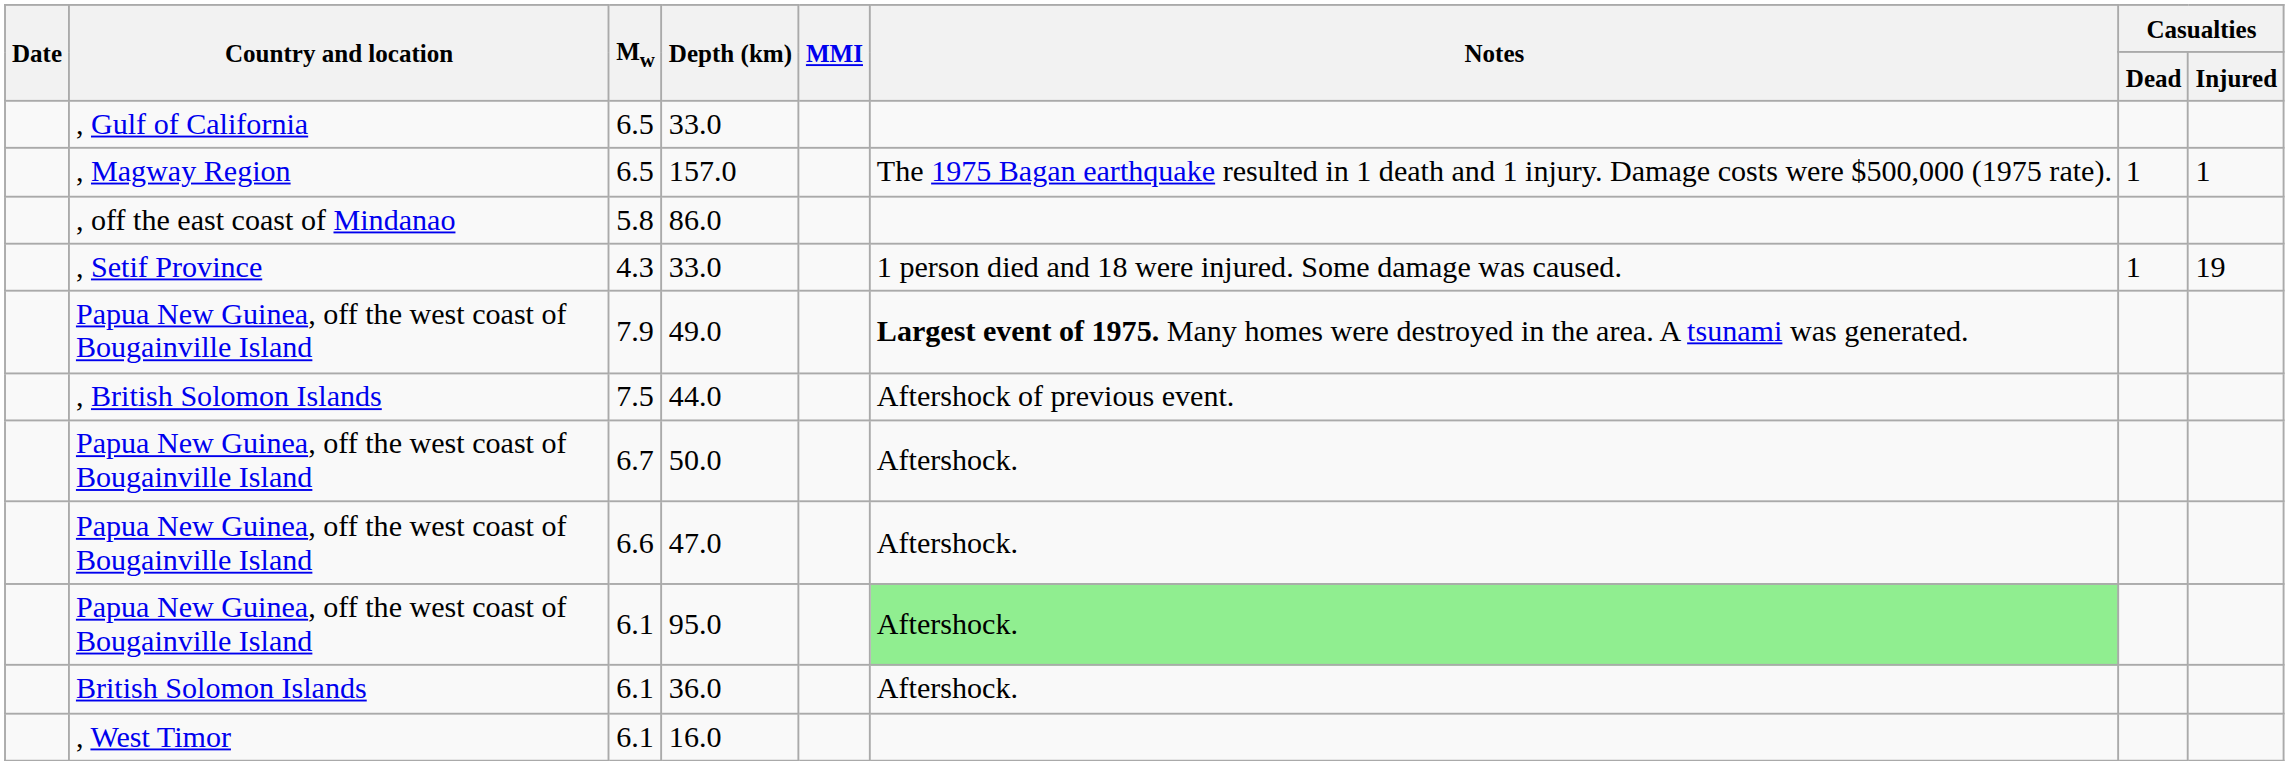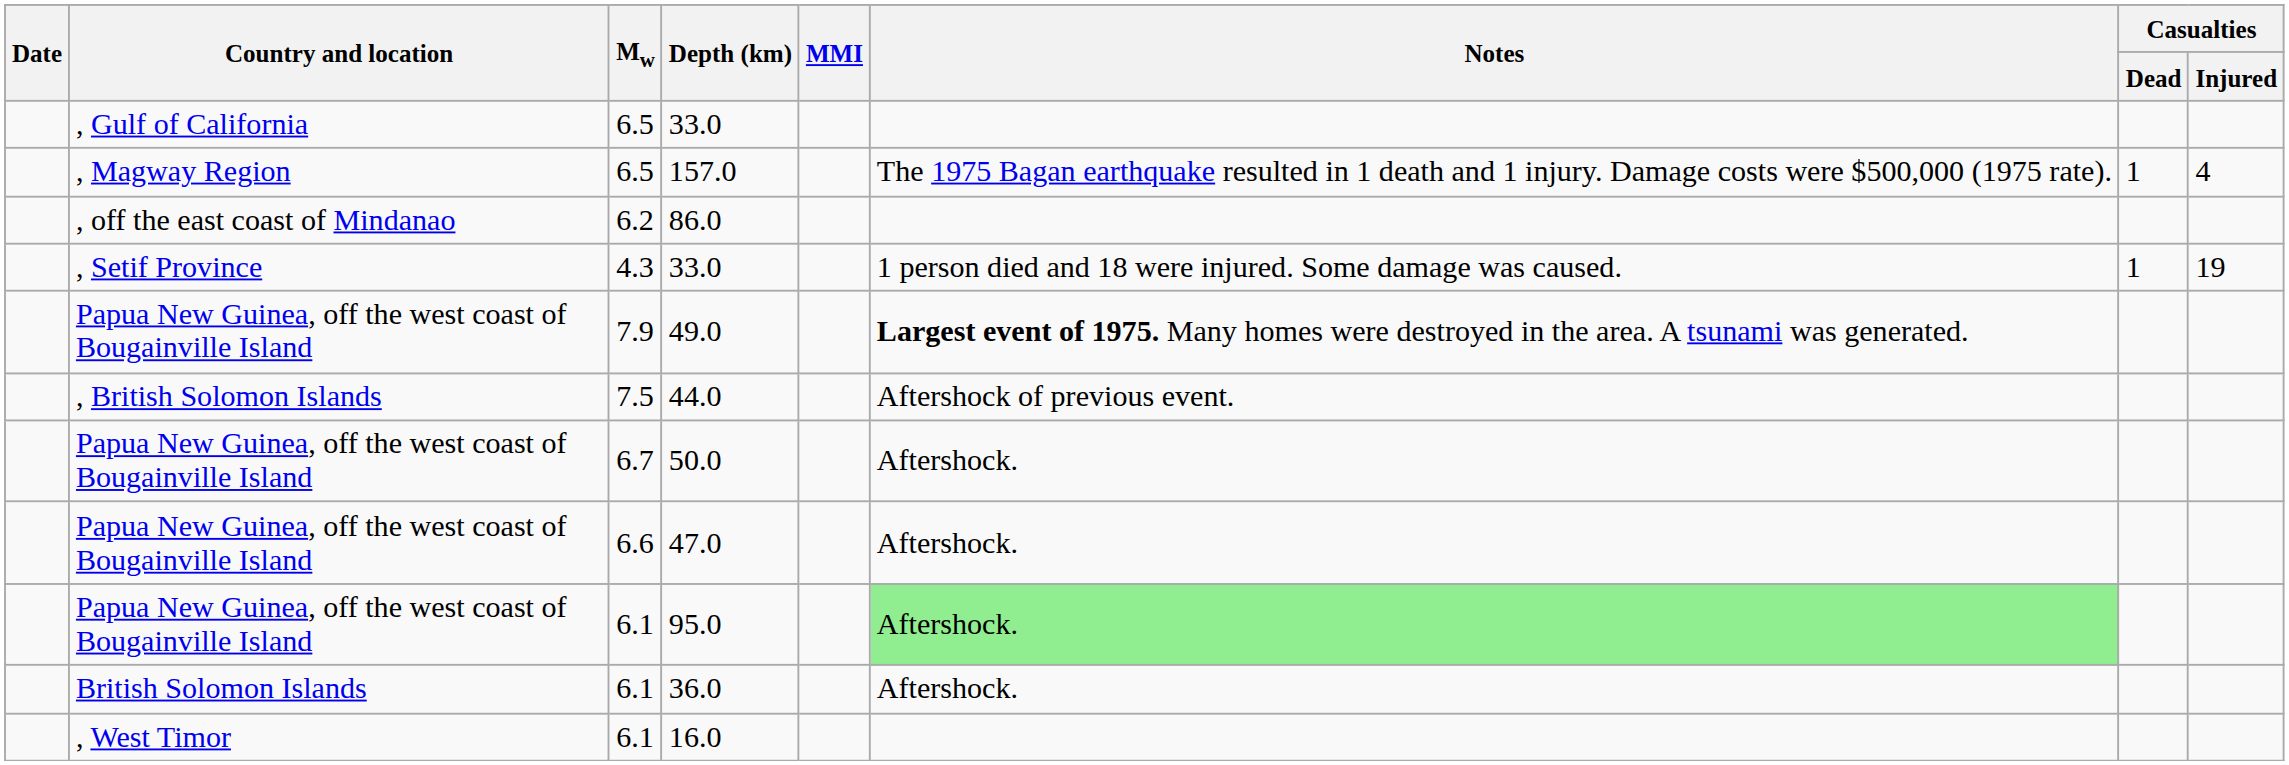(2203, 171) 1 -> (2203, 171) 4
(635, 219) 5.8 -> (635, 219) 6.2
